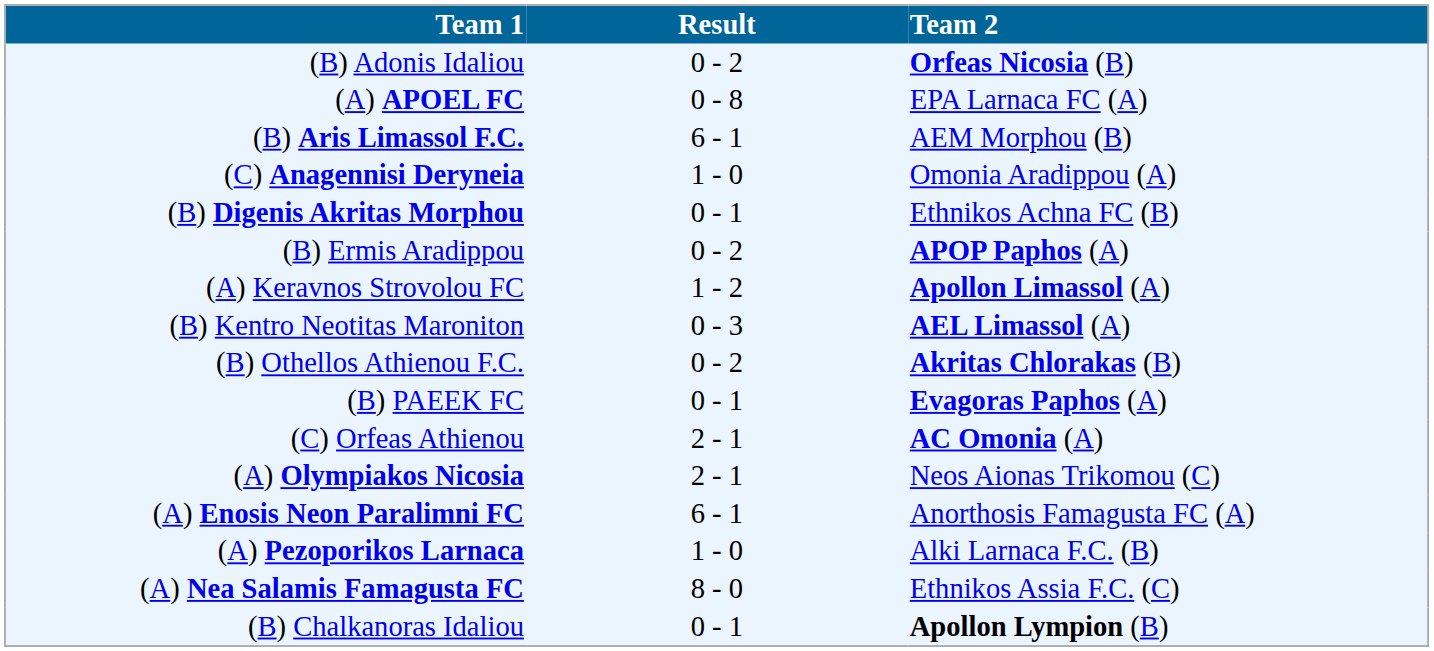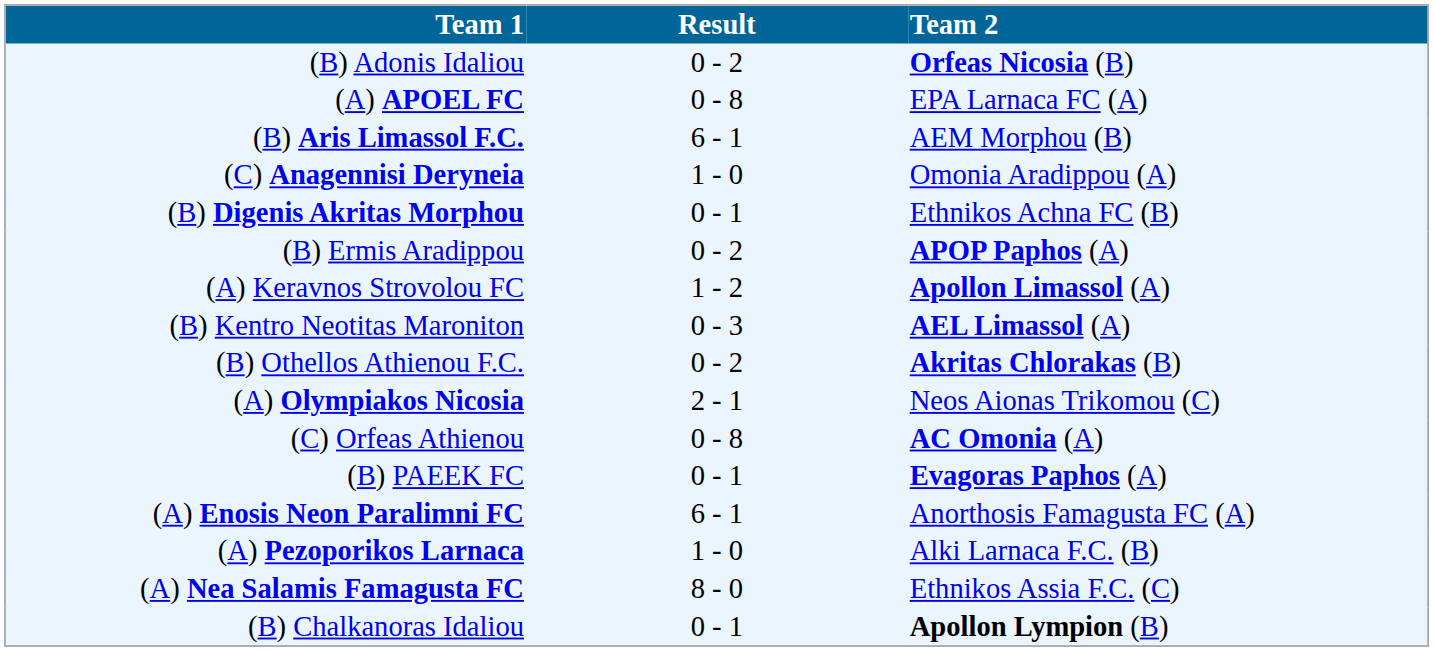rows swapped: (379, 475) <-> (436, 400)
(717, 437) 2 - 1 -> (717, 437) 0 - 8
